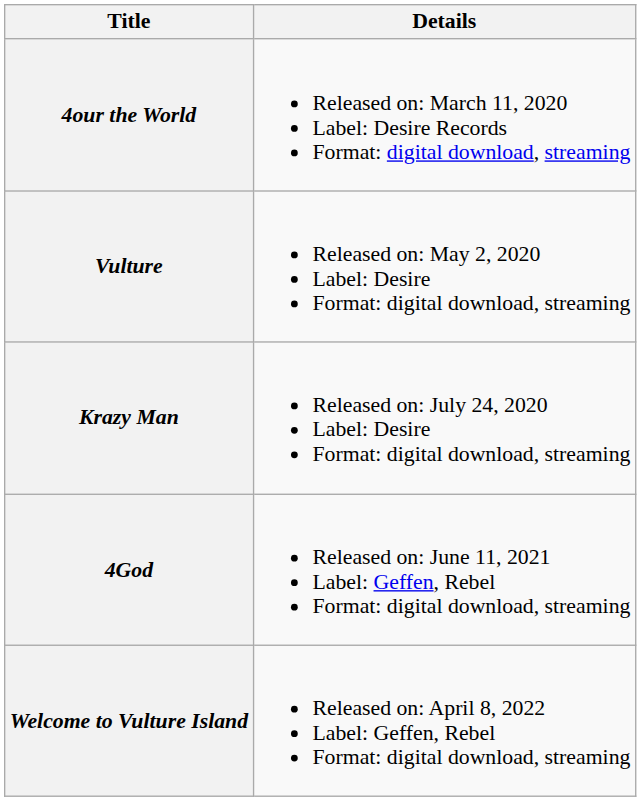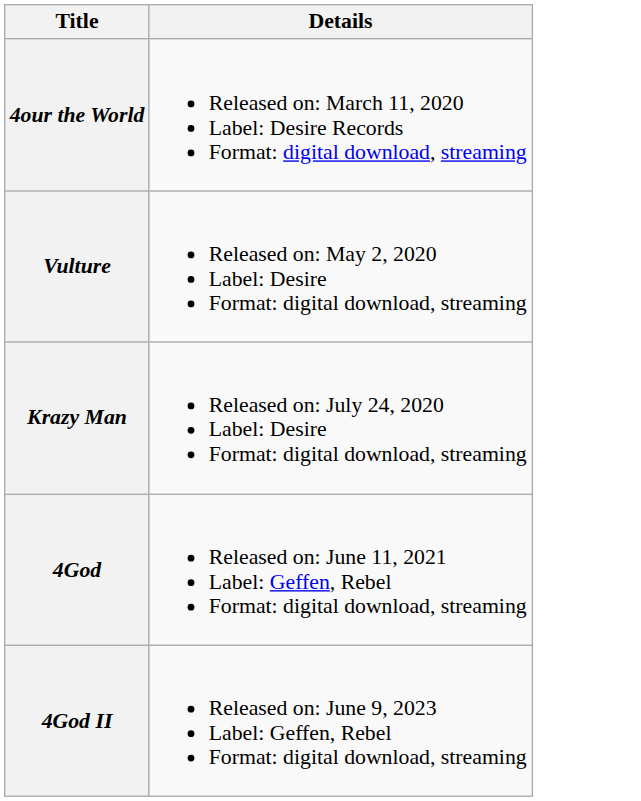- row: (129, 720)
+ row: (77, 720)
